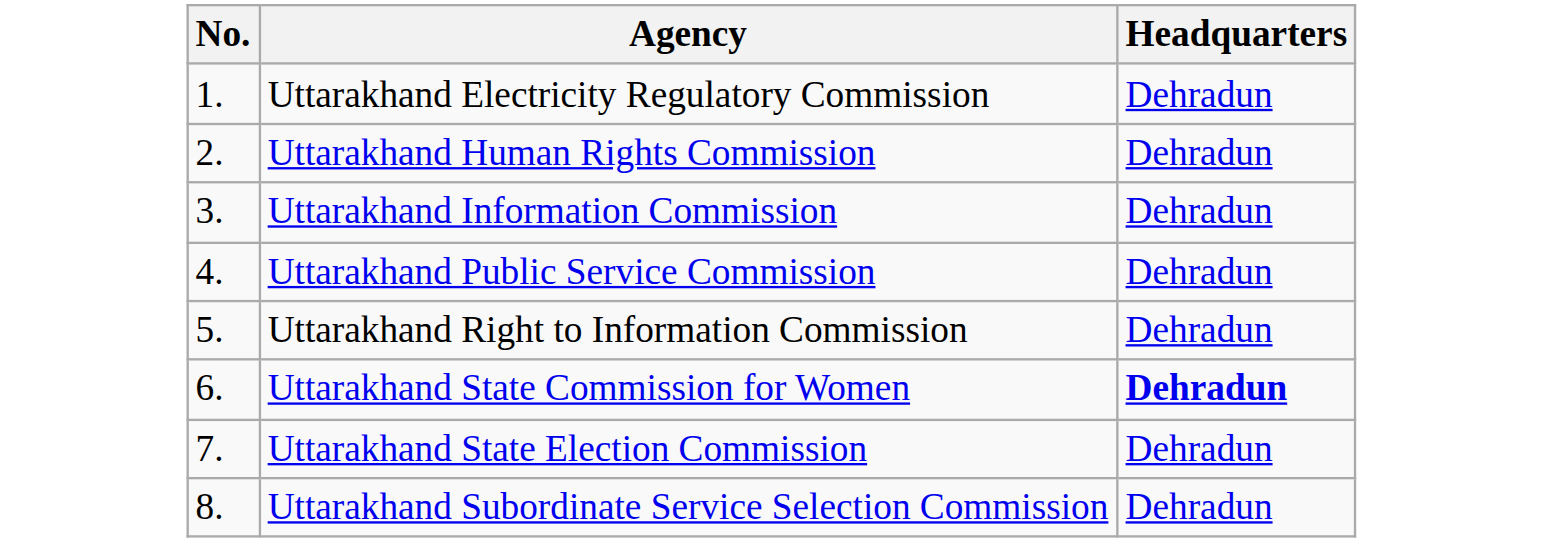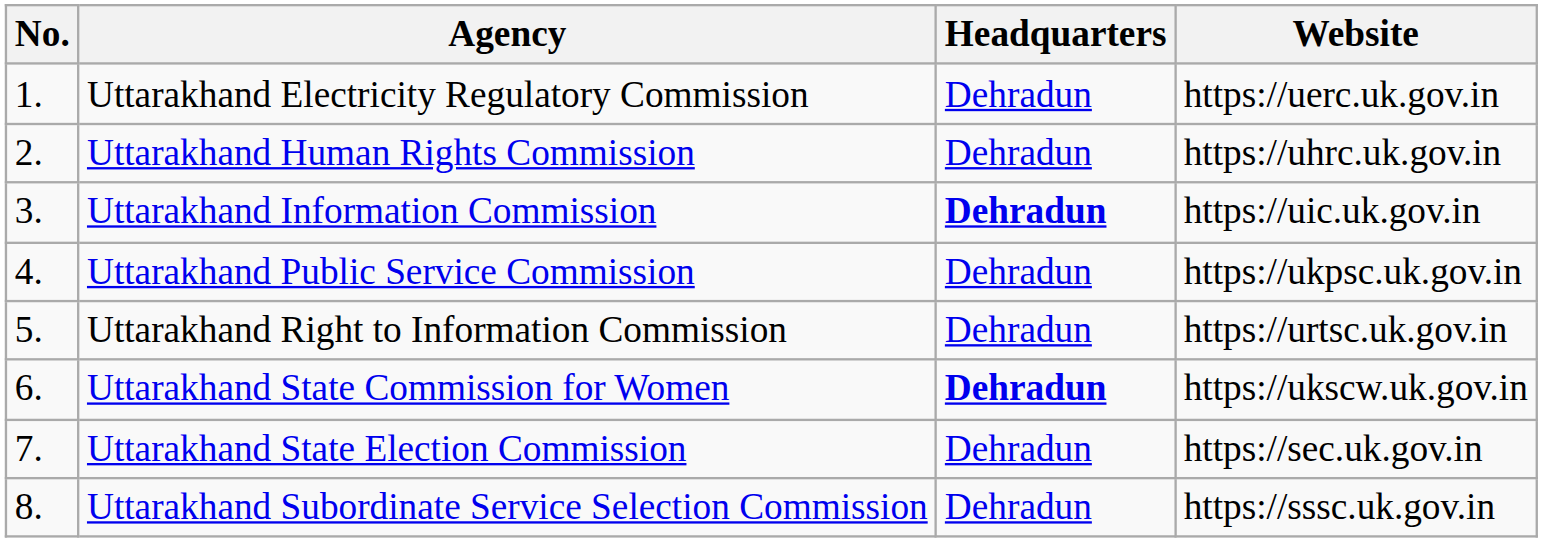+ column: (1356, 34)
(1199, 211) normal -> (1026, 211) bold
